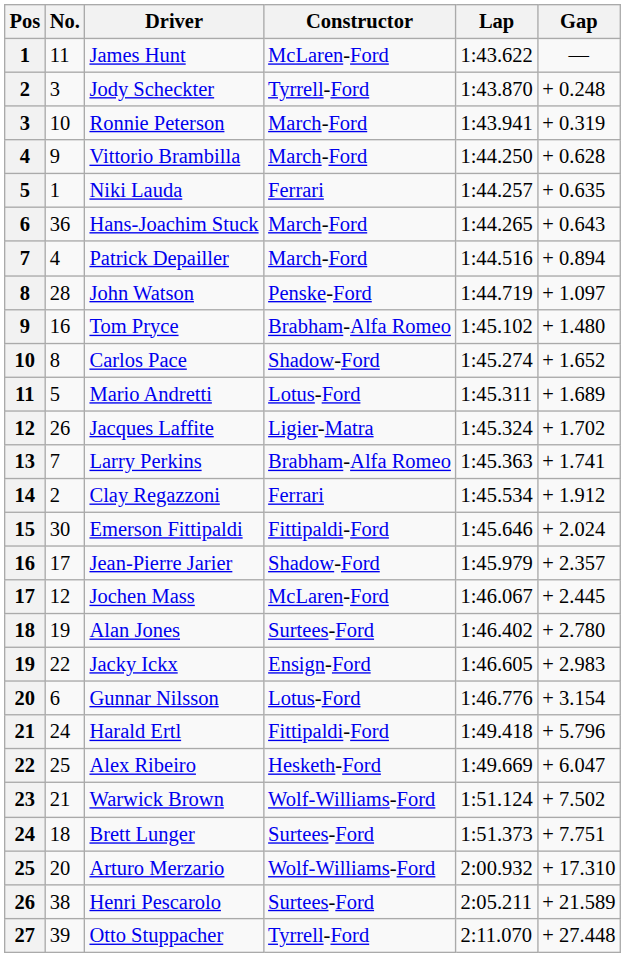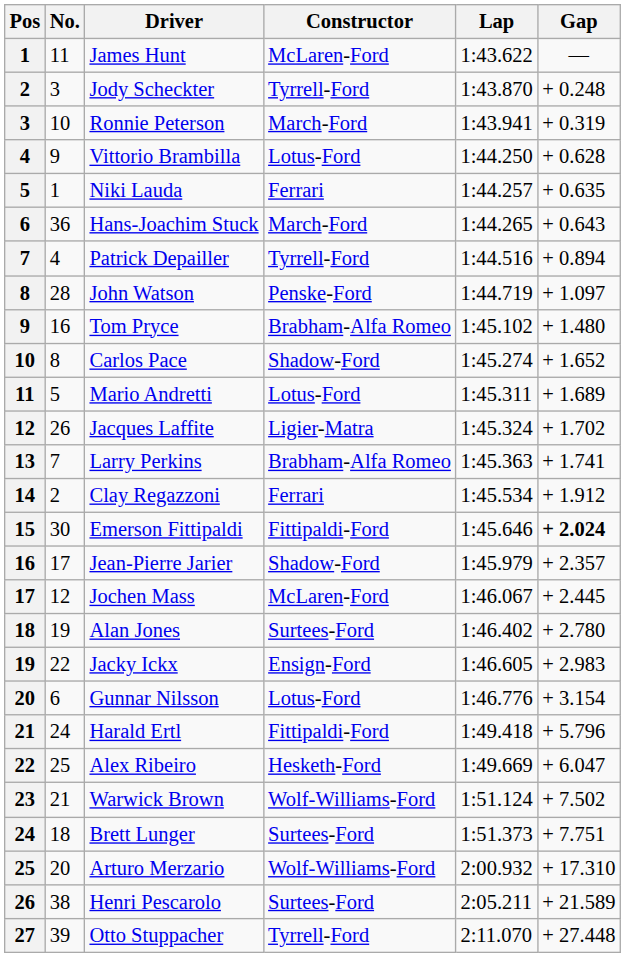(318, 156) March-Ford -> (314, 156) Lotus-Ford
(318, 258) March-Ford -> (319, 258) Tyrrell-Ford
(574, 529) normal -> (574, 529) bold
